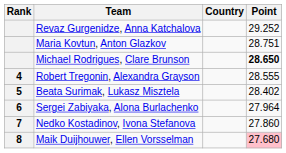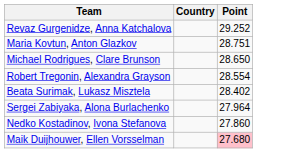- column: (19, 12)
(264, 60) bold -> (235, 60) normal
(264, 76) 28.555 -> (235, 76) 28.554
